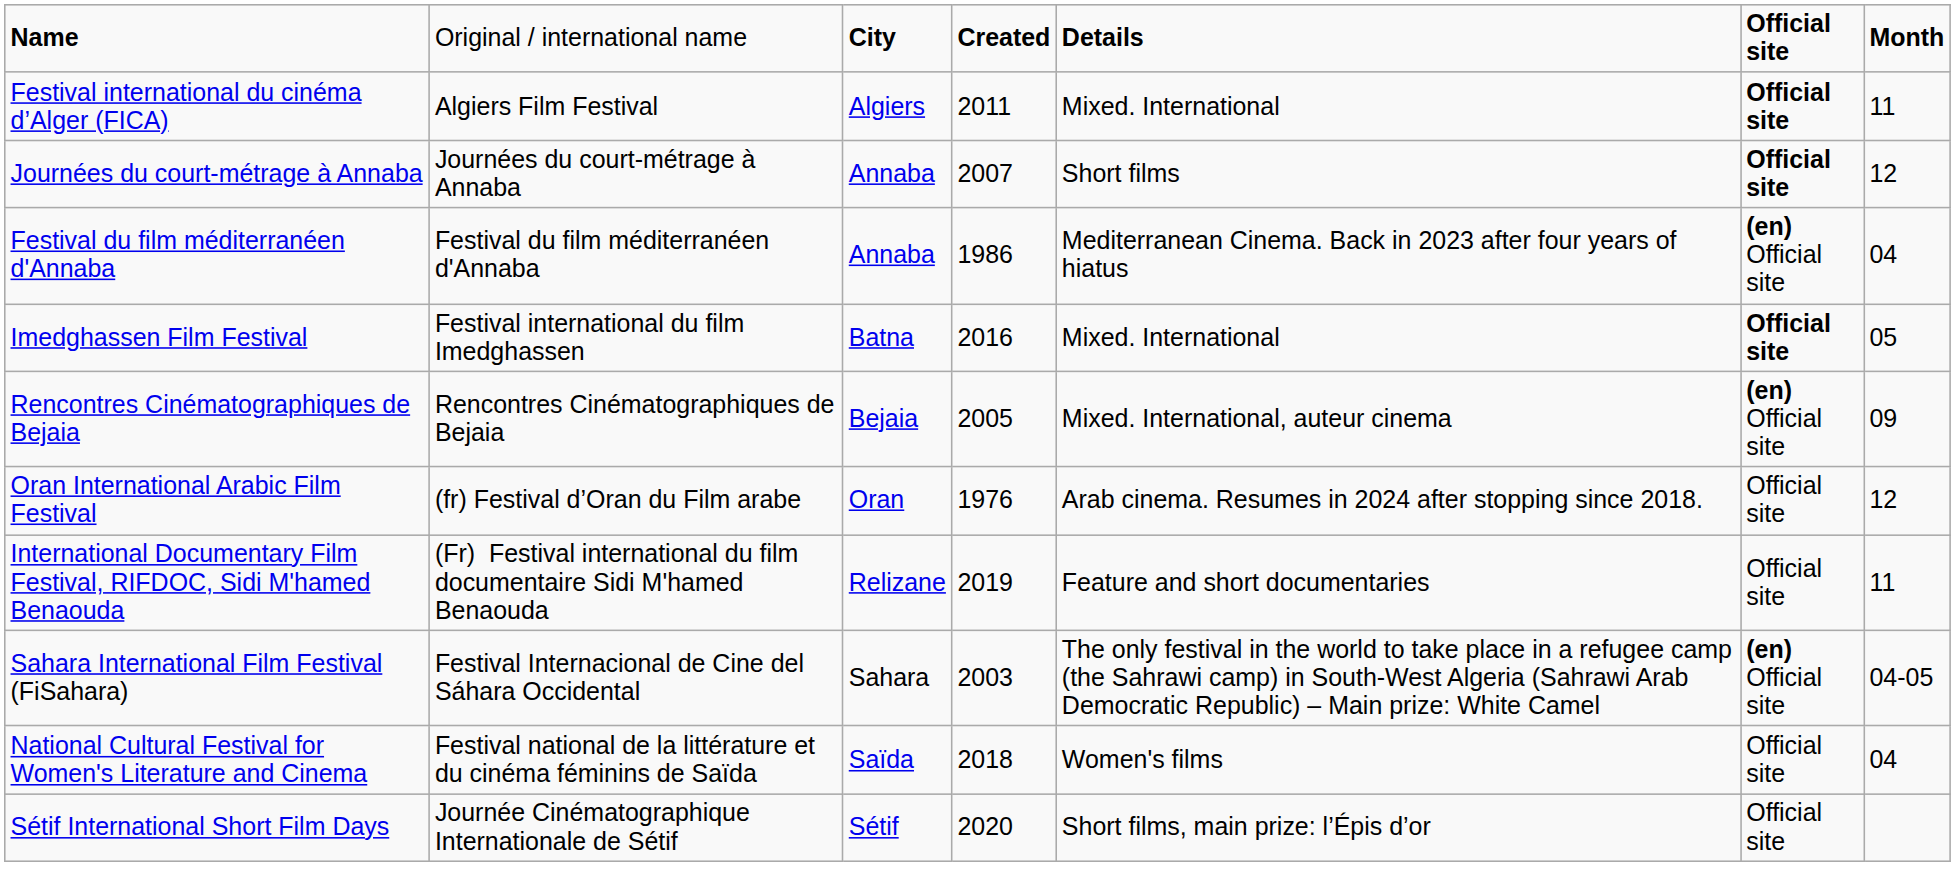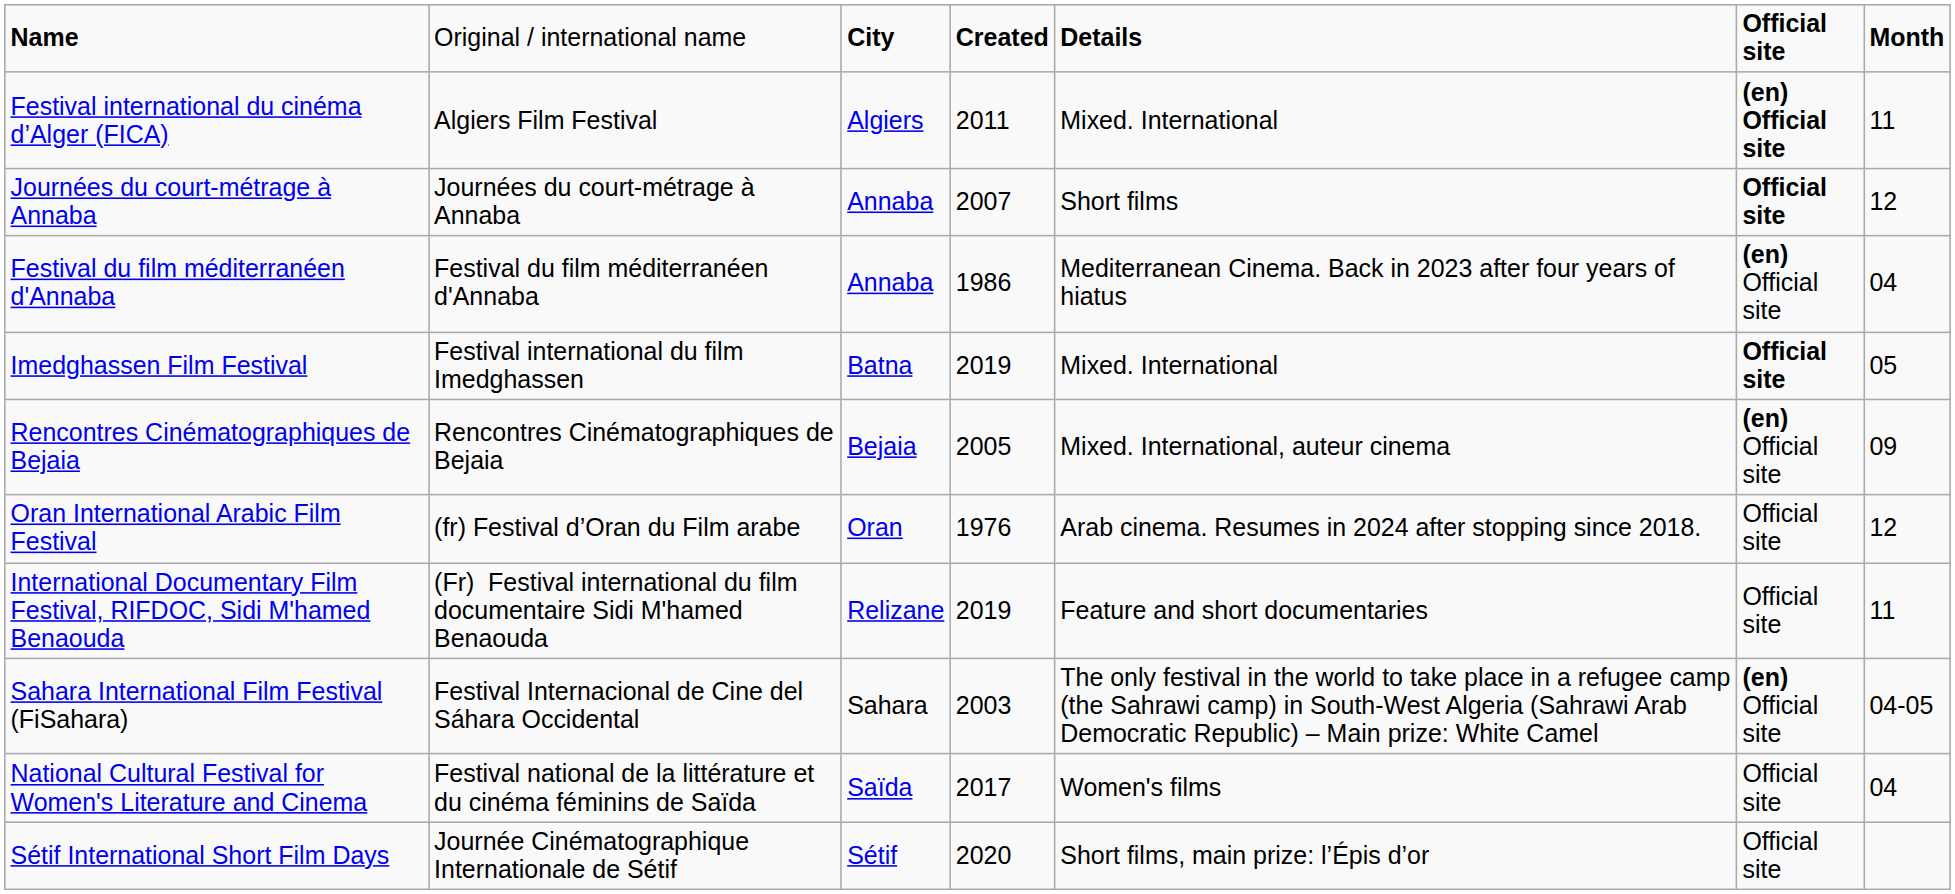(1789, 105) Official site -> (1785, 120) (en) Official site
(985, 337) 2016 -> (984, 365) 2019
(985, 759) 2018 -> (984, 787) 2017
